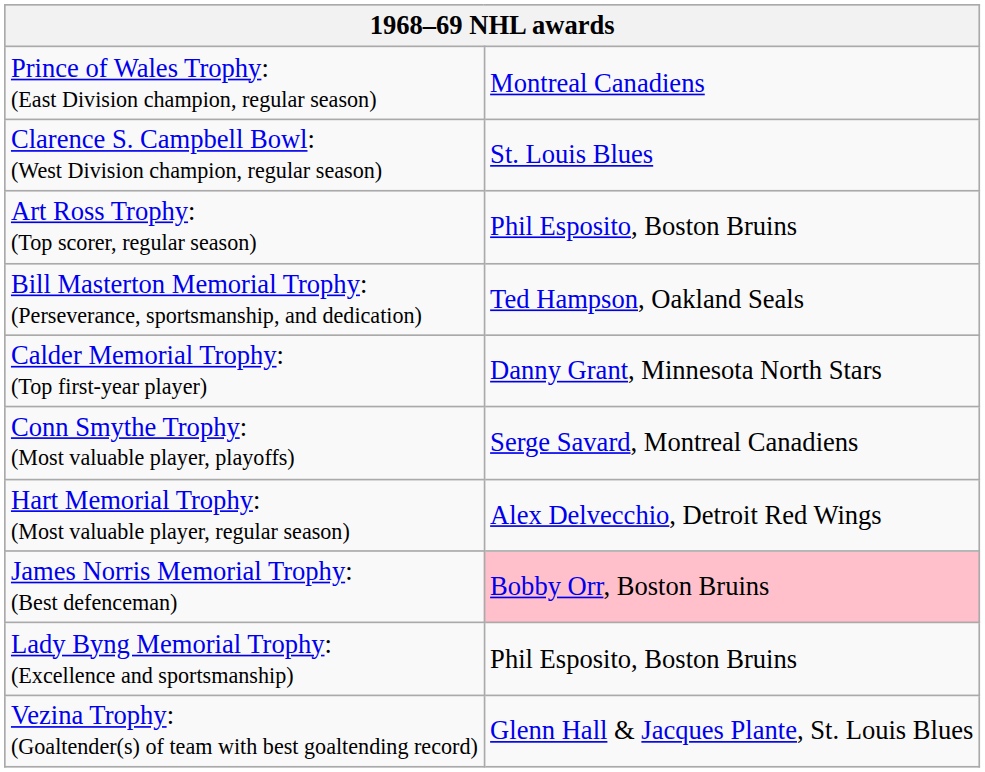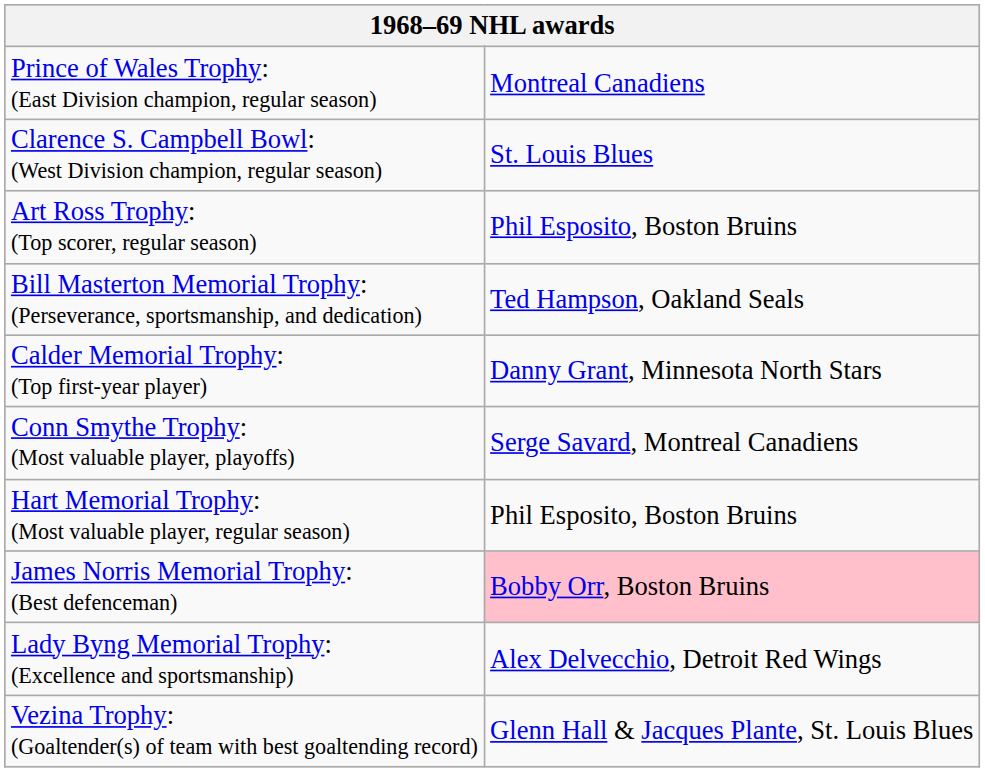(686, 514) Alex Delvecchio, Detroit Red Wings -> (644, 514) Phil Esposito, Boston Bruins
(644, 658) Phil Esposito, Boston Bruins -> (686, 658) Alex Delvecchio, Detroit Red Wings
